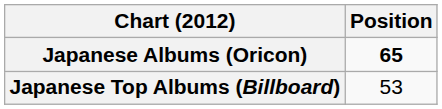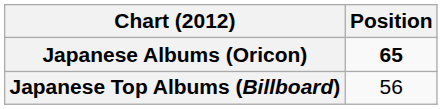(391, 87) 53 -> (391, 87) 56
